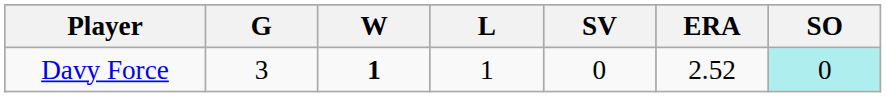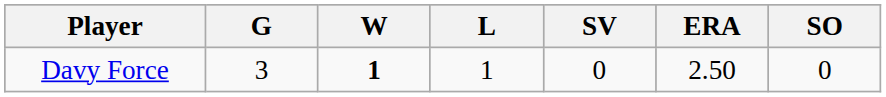(712, 69) 2.52 -> (712, 69) 2.50
(825, 69) paleturquoise background -> (825, 69) no background
